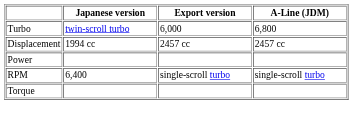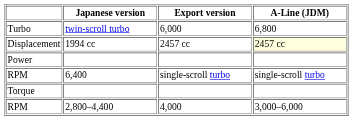(270, 44) no background -> (270, 44) lightyellow background
+ row: (18, 106)
